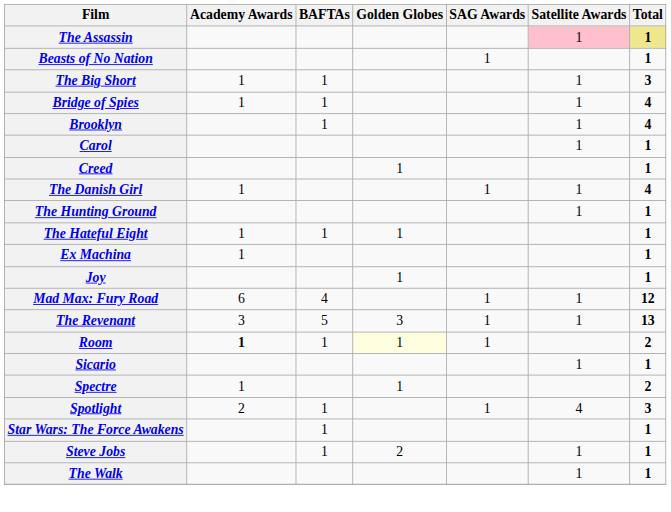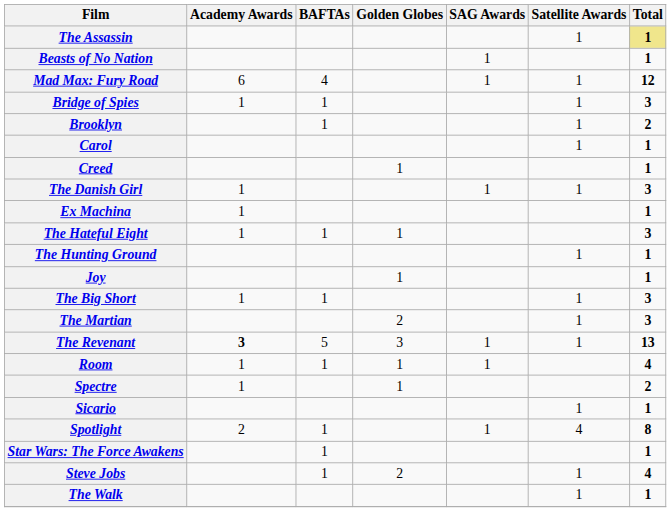(579, 37) pink background -> (579, 37) no background
rows swapped: (96, 80) <-> (96, 299)
(648, 102) 4 -> (648, 102) 3
(648, 124) 4 -> (648, 124) 2
(648, 189) 4 -> (648, 189) 3
rows swapped: (96, 255) <-> (96, 211)
(648, 233) 1 -> (648, 233) 3
+ row: (96, 320)
(241, 320) normal -> (241, 342) bold
(241, 342) bold -> (241, 364) normal
(400, 342) lightyellow background -> (400, 364) no background
(648, 342) 2 -> (648, 364) 4
rows swapped: (96, 364) <-> (96, 386)
(648, 408) 3 -> (648, 430) 8
(648, 451) 1 -> (648, 473) 4
